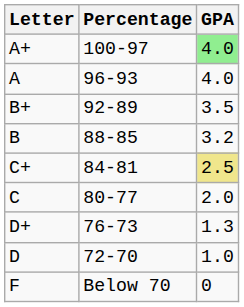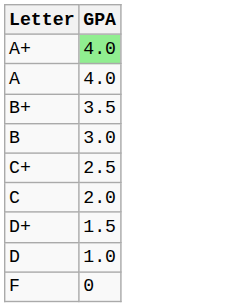- column: (138, 20)
(217, 138) 3.2 -> (100, 138) 3.0
(217, 168) khaki background -> (100, 168) no background
(217, 227) 1.3 -> (100, 227) 1.5
